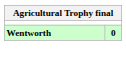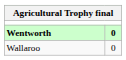+ row: (23, 48)
